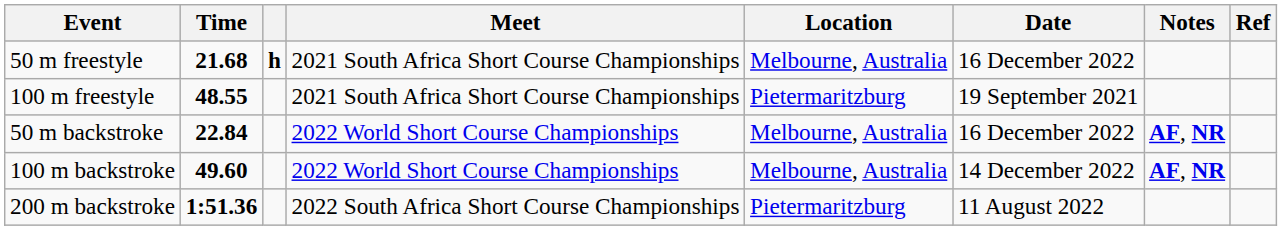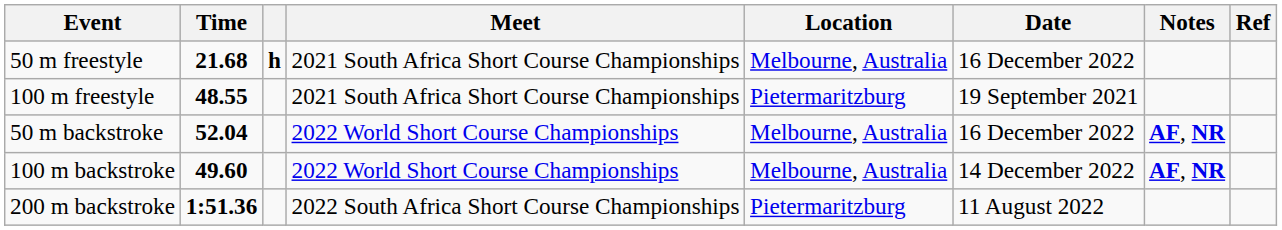(221, 133) 22.84 -> (221, 133) 52.04
